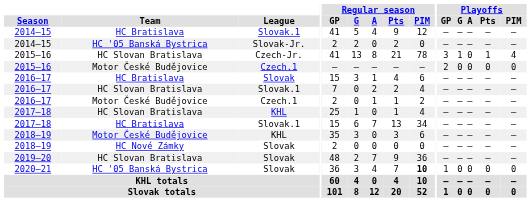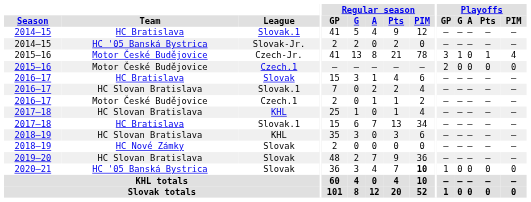(150, 55) HC Slovan Bratislava -> (150, 55) Motor České Budějovice
(150, 135) Motor České Budějovice -> (150, 135) HC Slovan Bratislava
